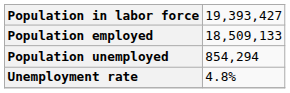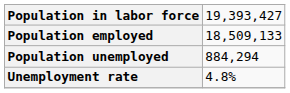(232, 56) 854,294 -> (232, 56) 884,294
